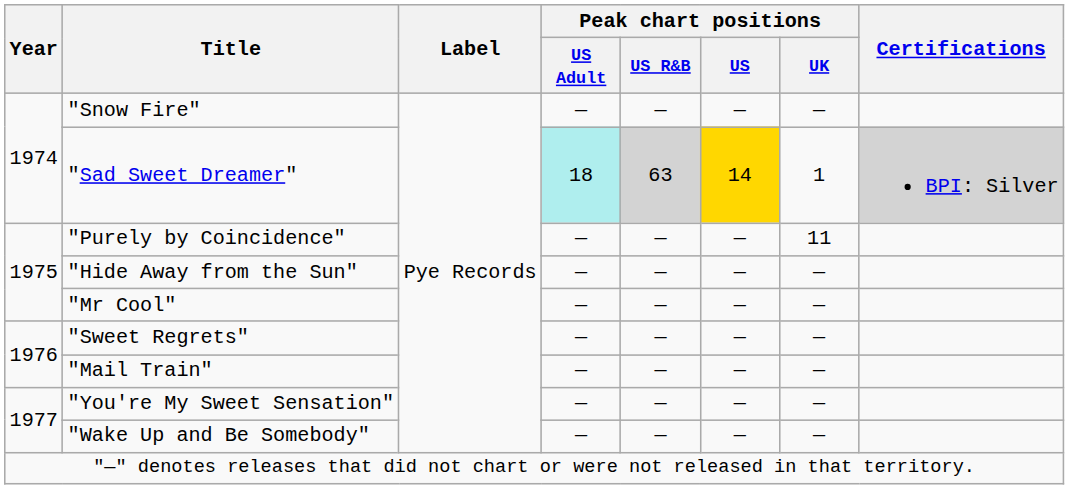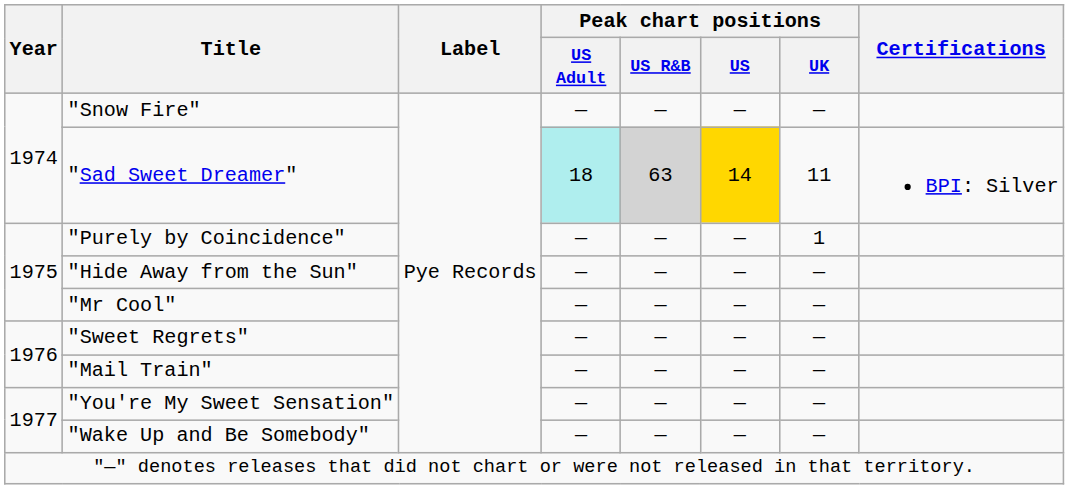(819, 175) 1 -> (819, 175) 11
(961, 186) lightgrey background -> (961, 186) no background
(819, 239) 11 -> (819, 239) 1
